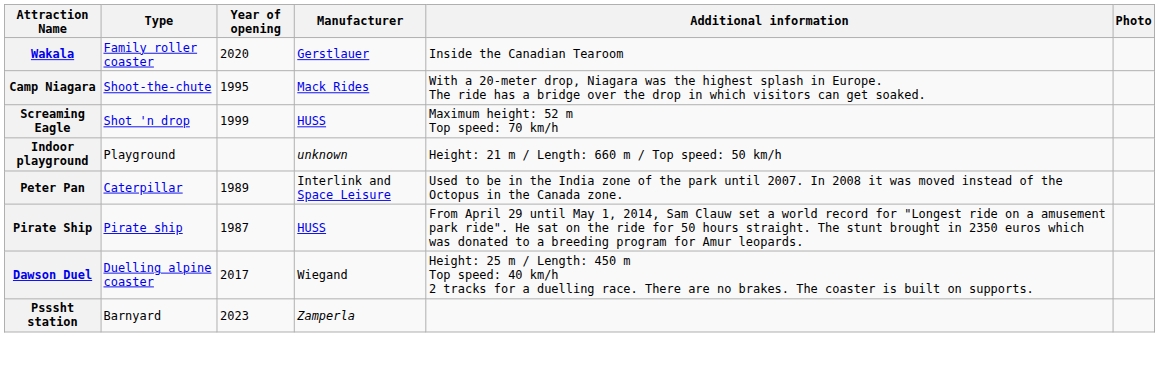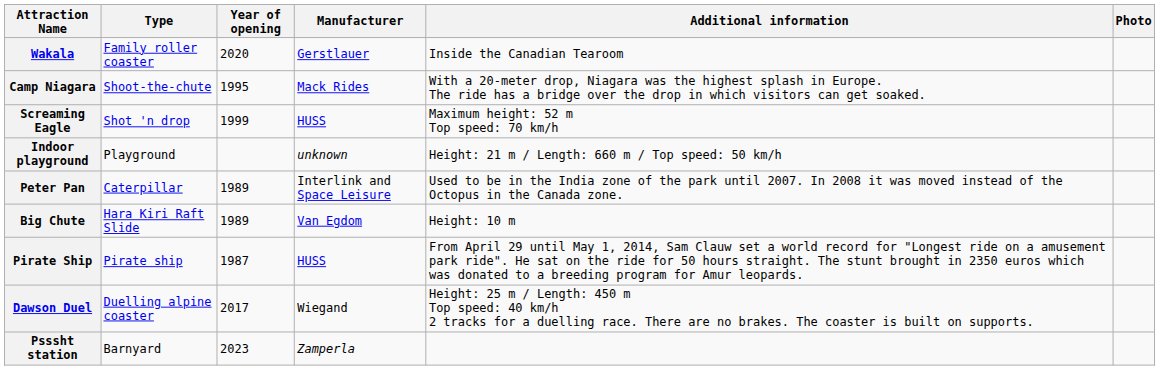+ row: (53, 221)
